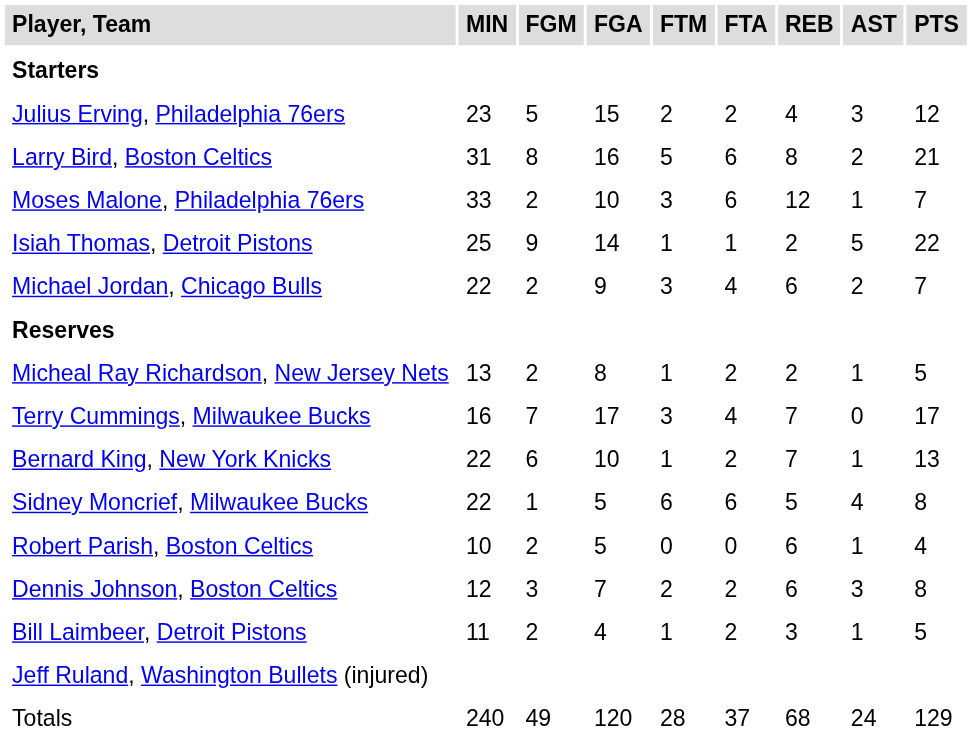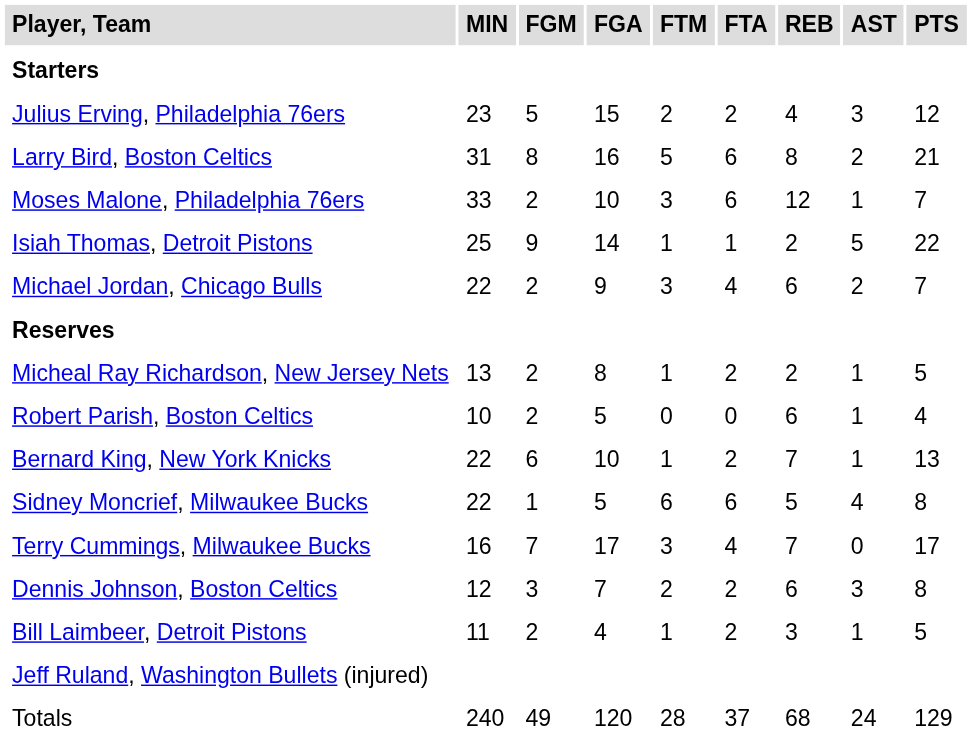rows swapped: (163, 546) <-> (191, 416)
